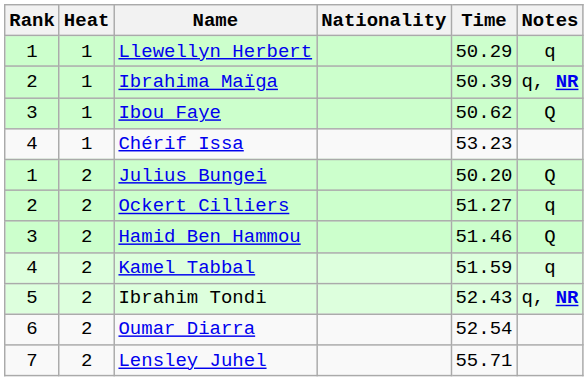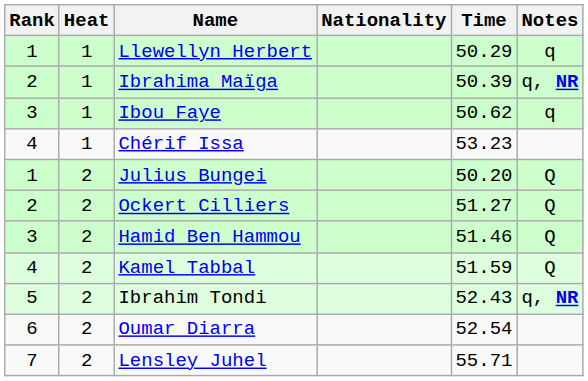(550, 113) Q -> (550, 113) q
(550, 206) q -> (550, 206) Q
(550, 268) q -> (550, 268) Q
